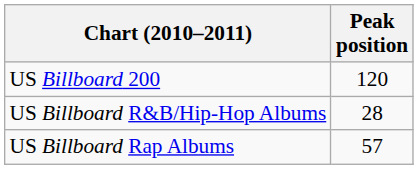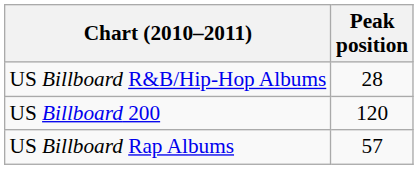rows swapped: (85, 79) <-> (168, 112)
